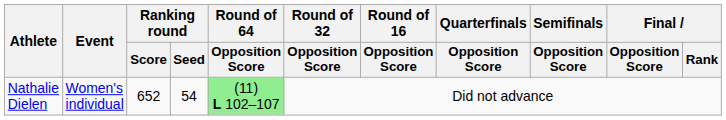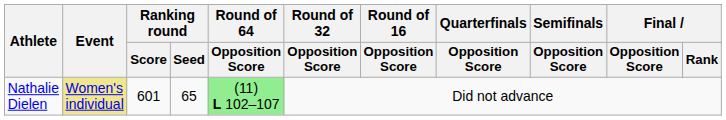(95, 97) no background -> (95, 97) khaki background
(149, 97) 652 -> (149, 97) 601
(189, 97) 54 -> (189, 97) 65
